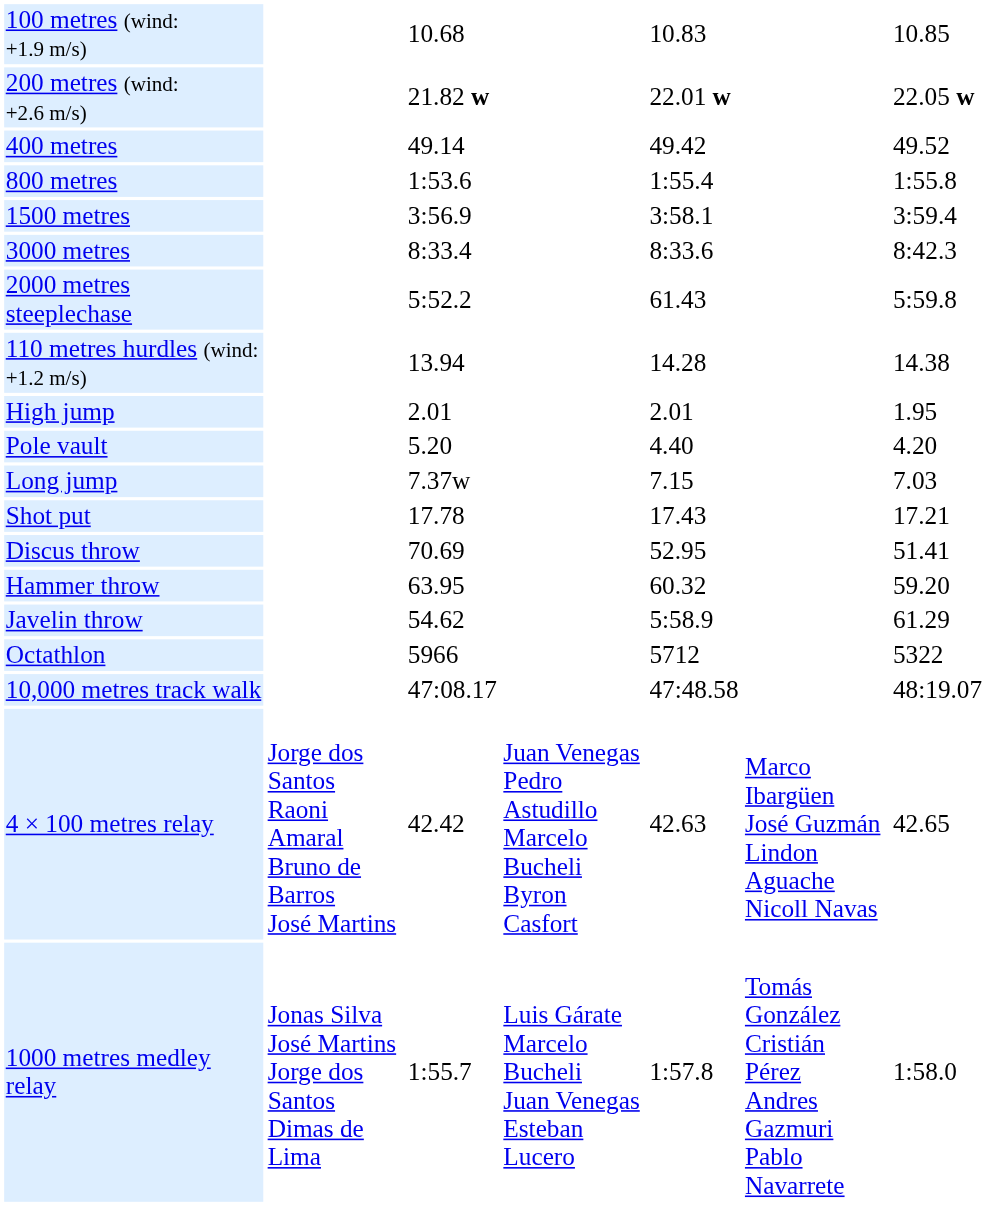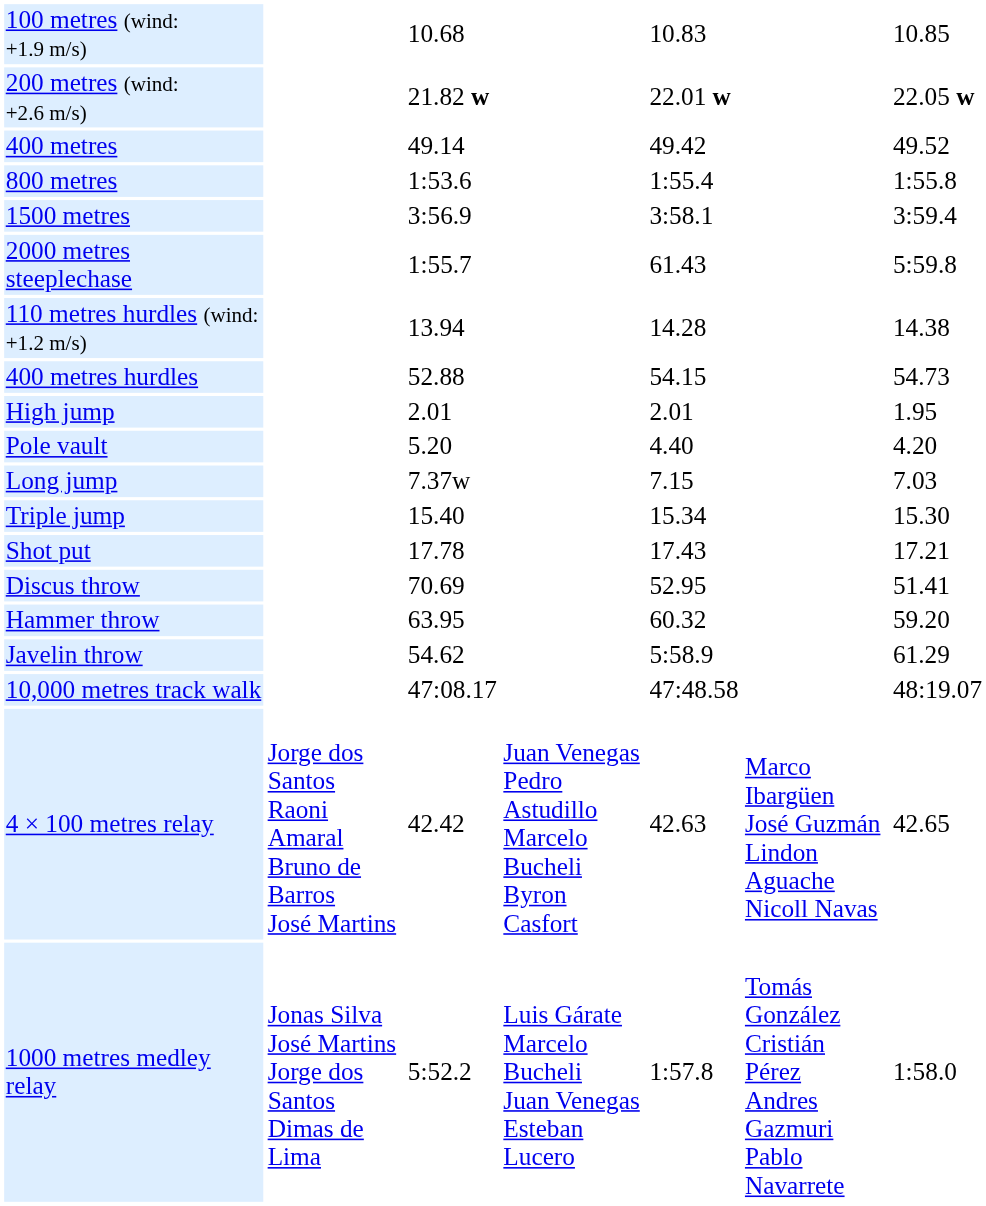- row: (68, 250)
(440, 299) 5:52.2 -> (440, 264) 1:55.7
+ row: (102, 376)
+ row: (65, 515)
- row: (56, 654)
(440, 1071) 1:55.7 -> (440, 1071) 5:52.2
